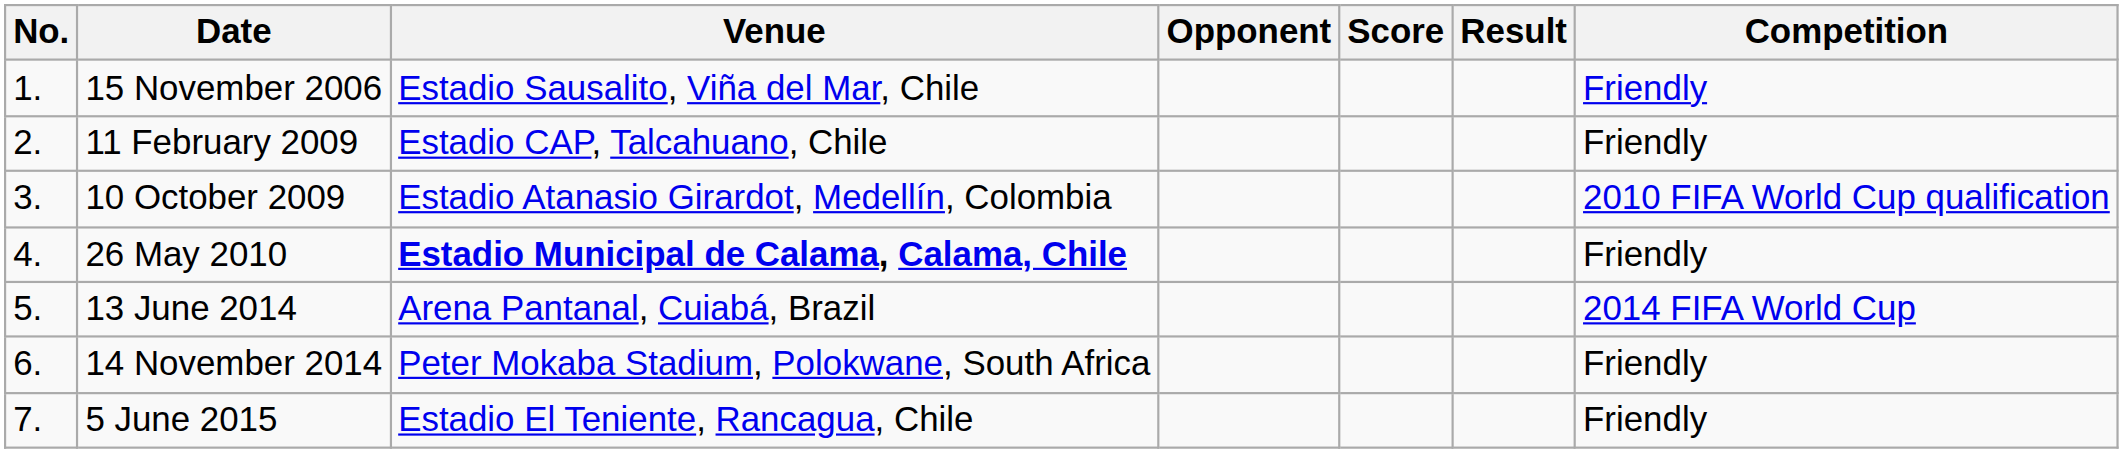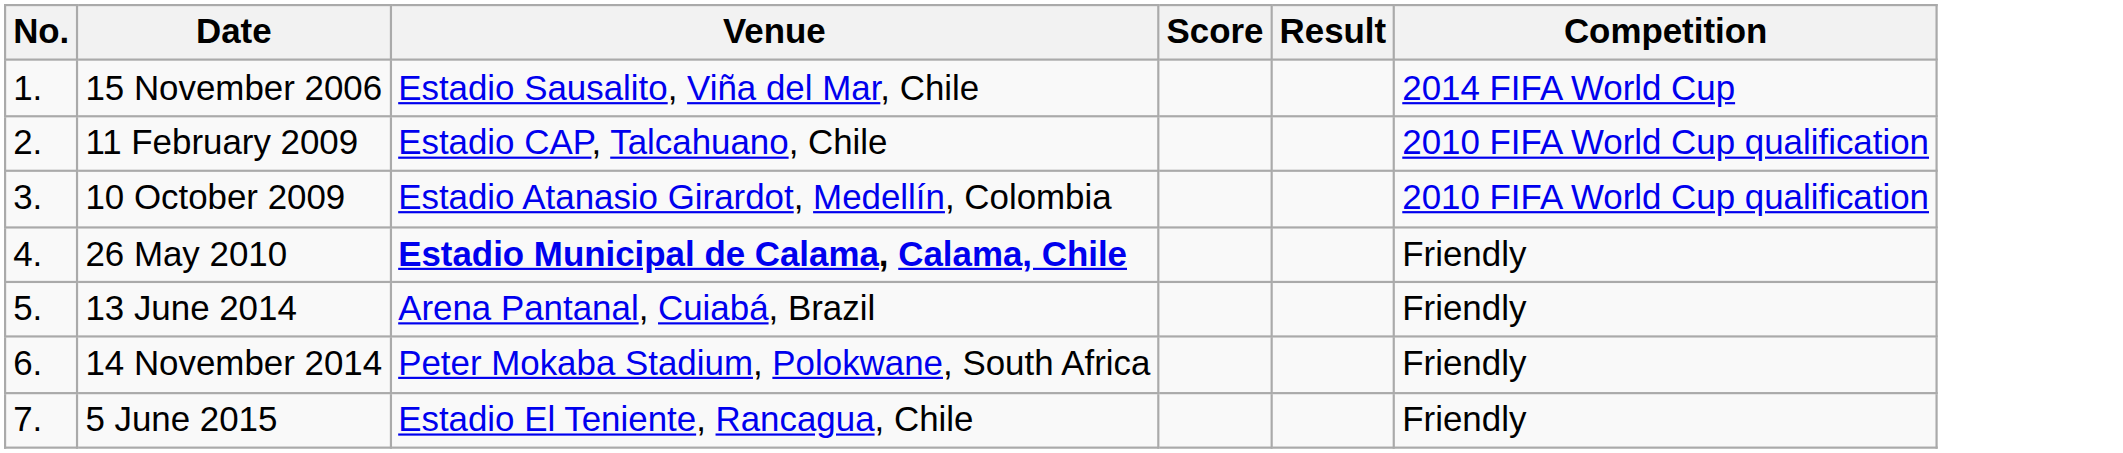- column: (1249, 32)
(1645, 87) Friendly -> (1569, 87) 2014 FIFA World Cup
(1645, 142) Friendly -> (1666, 142) 2010 FIFA World Cup qualification
(1749, 308) 2014 FIFA World Cup -> (1464, 308) Friendly
